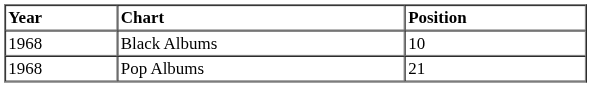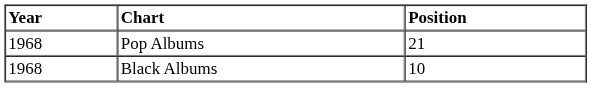rows swapped: (169, 43) <-> (162, 68)
